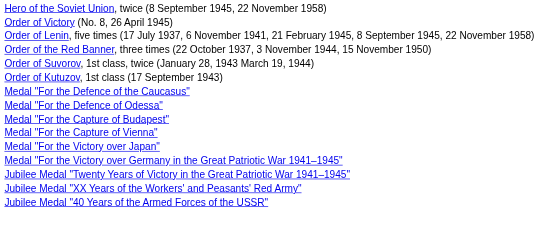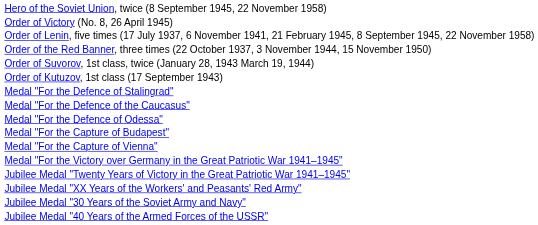+ row: (89, 91)
- row: (82, 147)
+ row: (125, 202)
